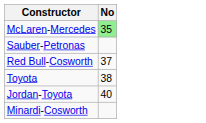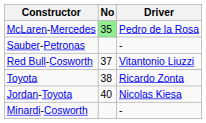+ column: (159, 13)
